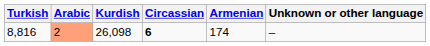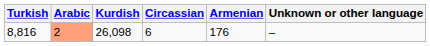(148, 32) bold -> (148, 32) normal
(219, 32) 174 -> (219, 32) 176
